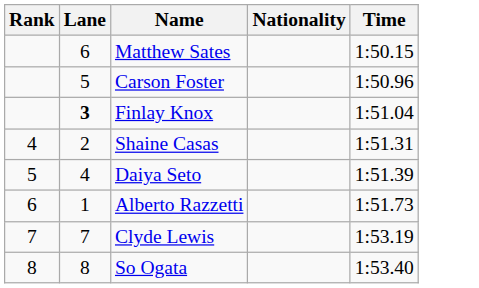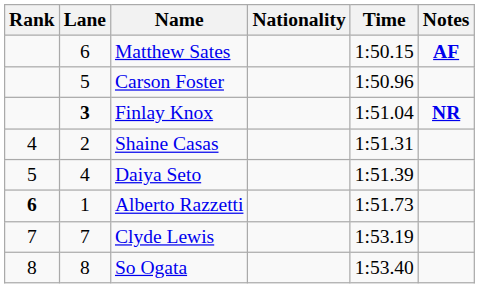+ column: (446, 19)
(32, 205) normal -> (32, 205) bold
